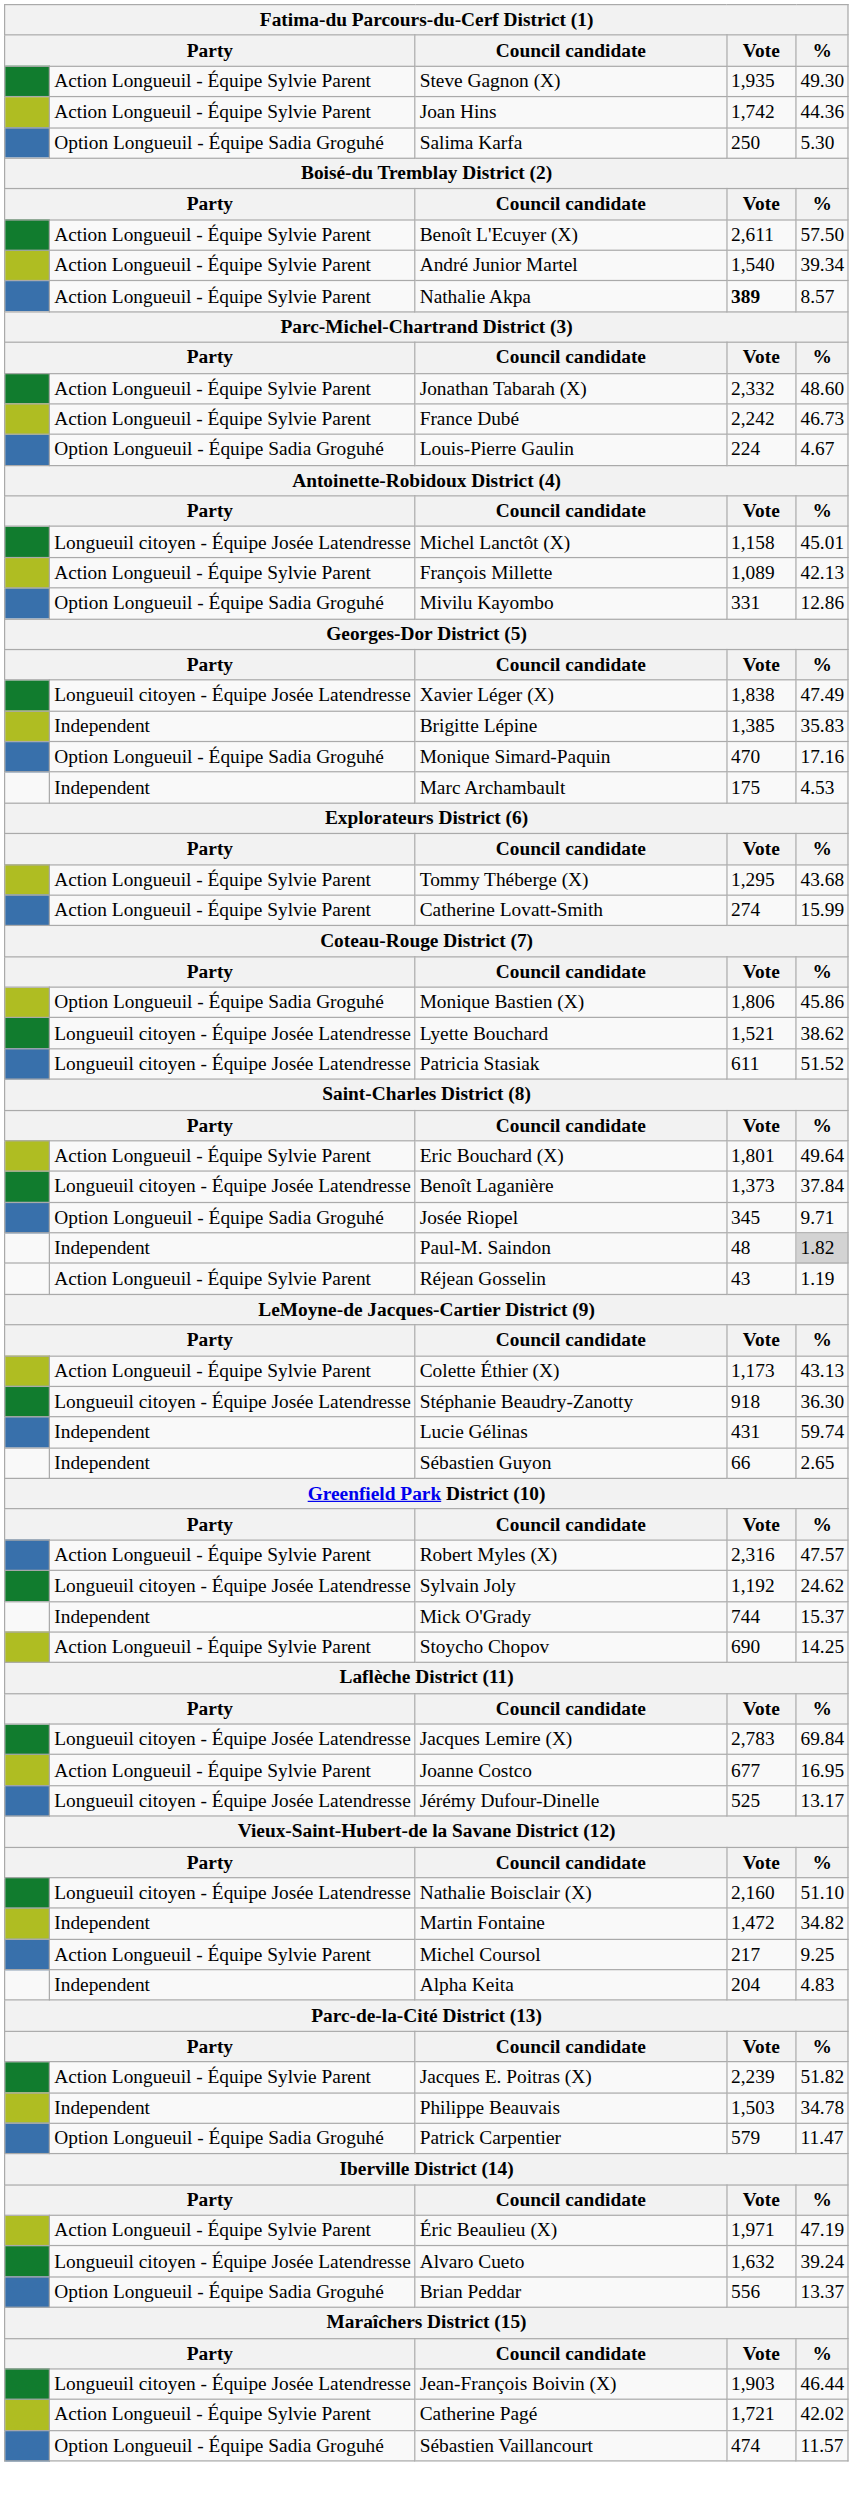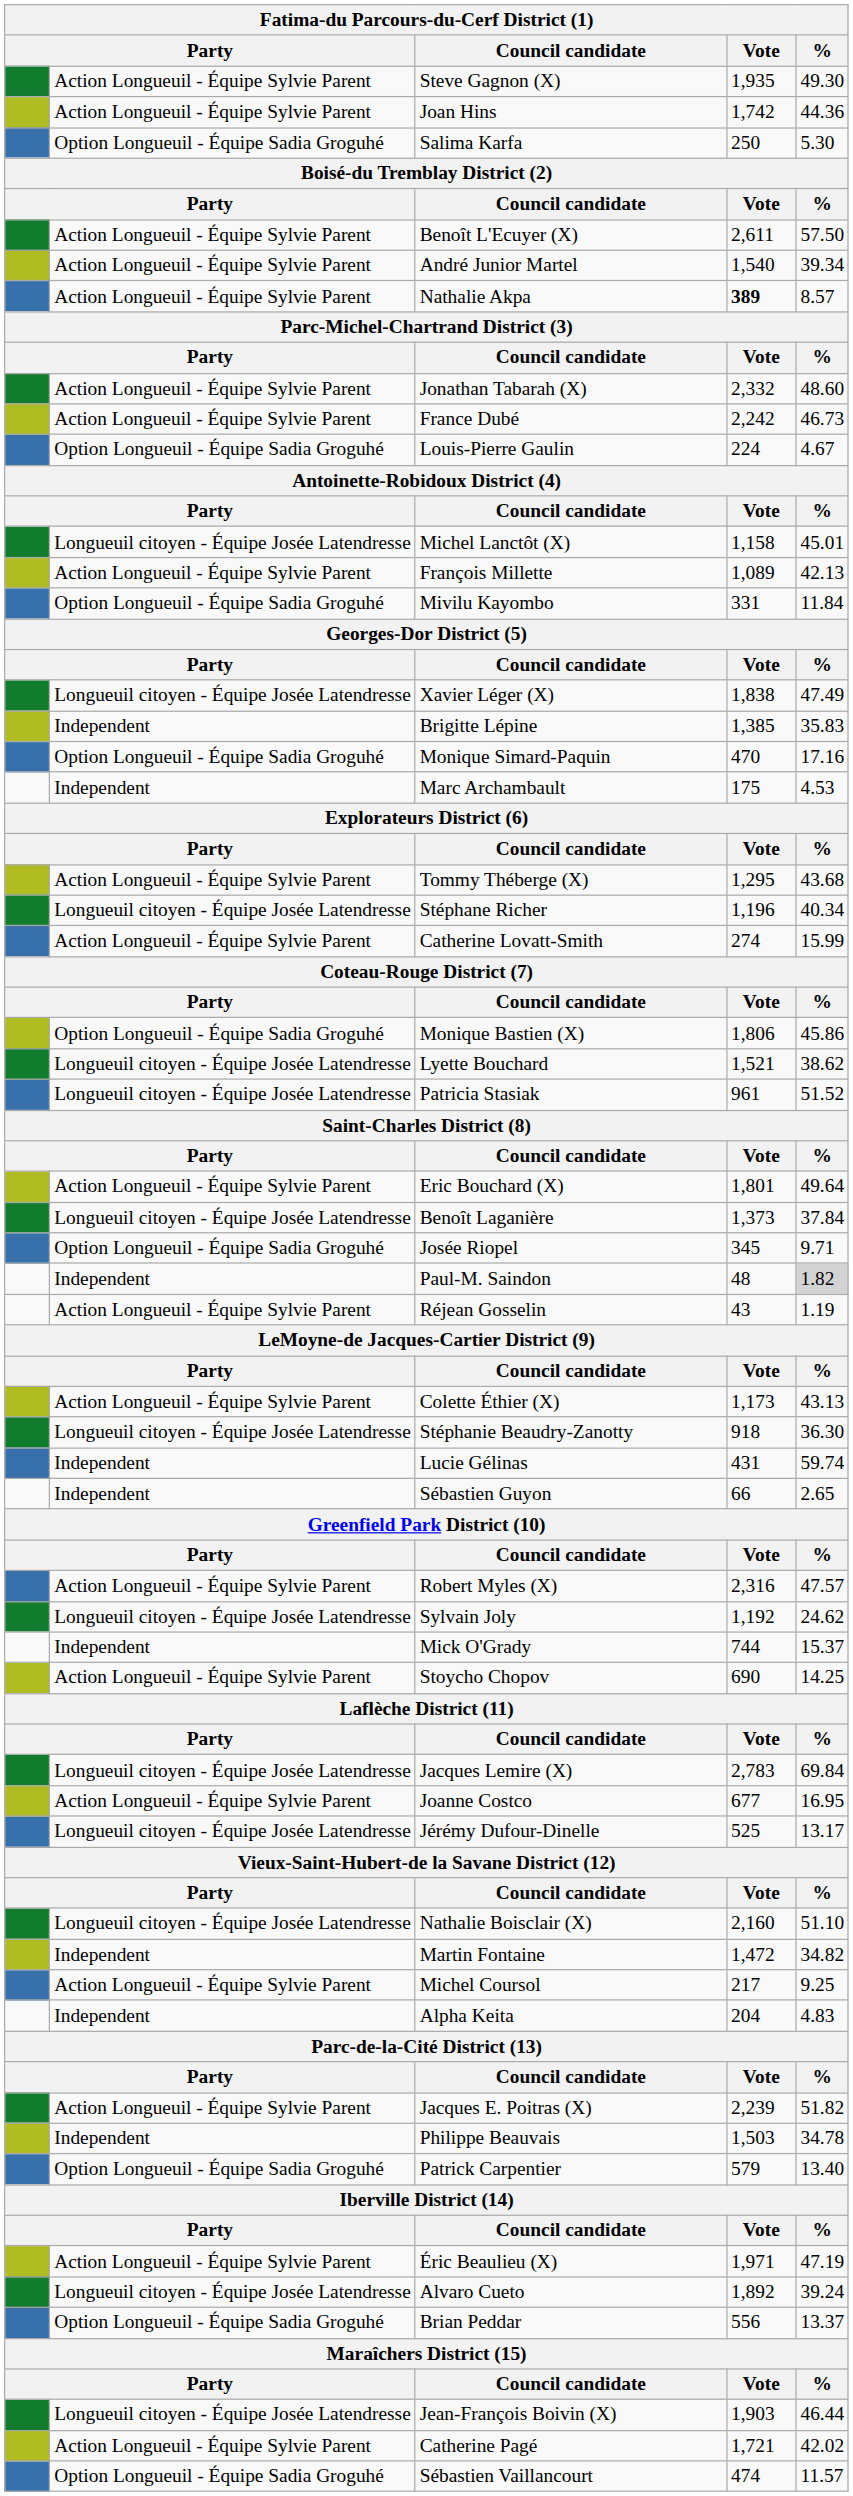(822, 603) 12.86 -> (822, 603) 11.84
+ row: (483, 910)
(745, 1063) 611 -> (746, 1094) 961
(822, 2138) 11.47 -> (822, 2169) 13.40
(753, 2261) 1,632 -> (753, 2291) 1,892
